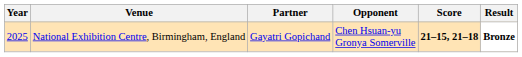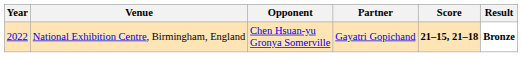columns swapped: (290, 13) <-> (375, 13)
(17, 37) 2025 -> (17, 37) 2022
